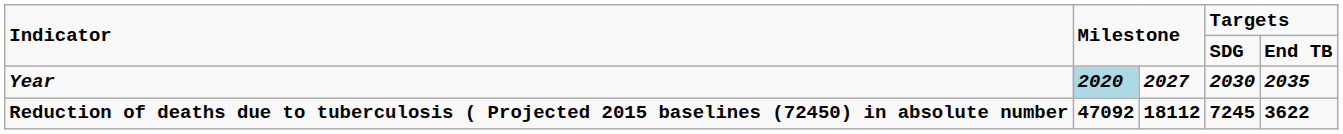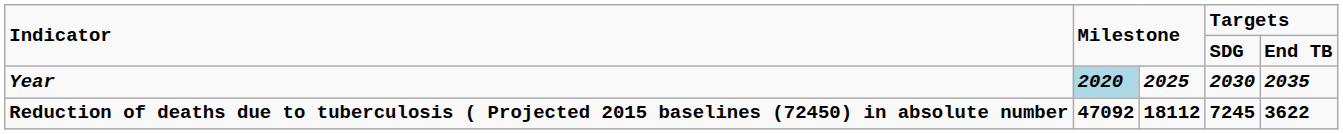(1166, 82) 2027 -> (1166, 82) 2025
